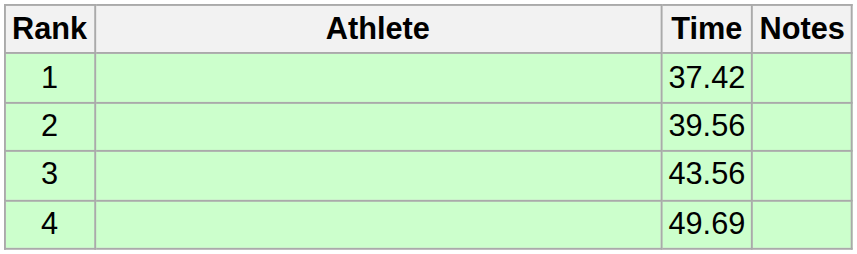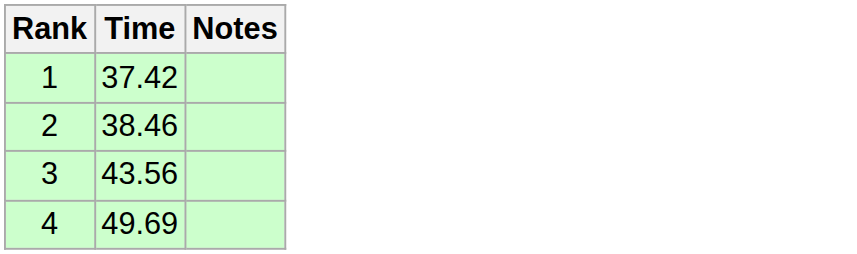- column: (378, 28)
(707, 126) 39.56 -> (140, 126) 38.46
